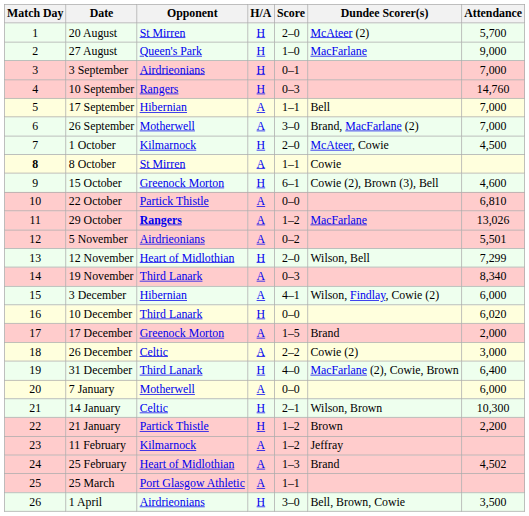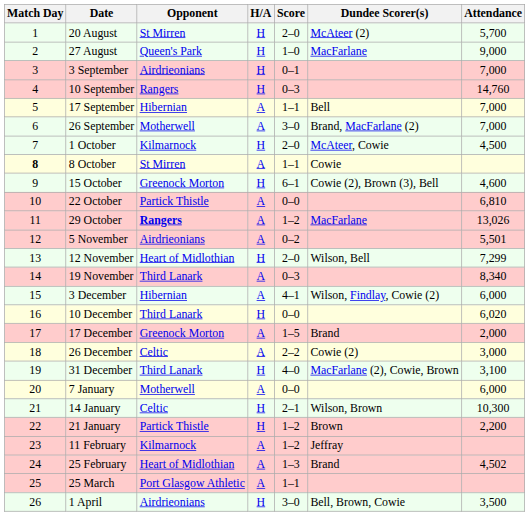(493, 370) 6,400 -> (493, 370) 3,100
